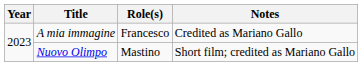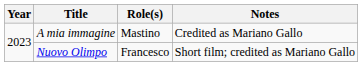(145, 33) Francesco -> (140, 33) Mastino
(140, 52) Mastino -> (145, 52) Francesco
